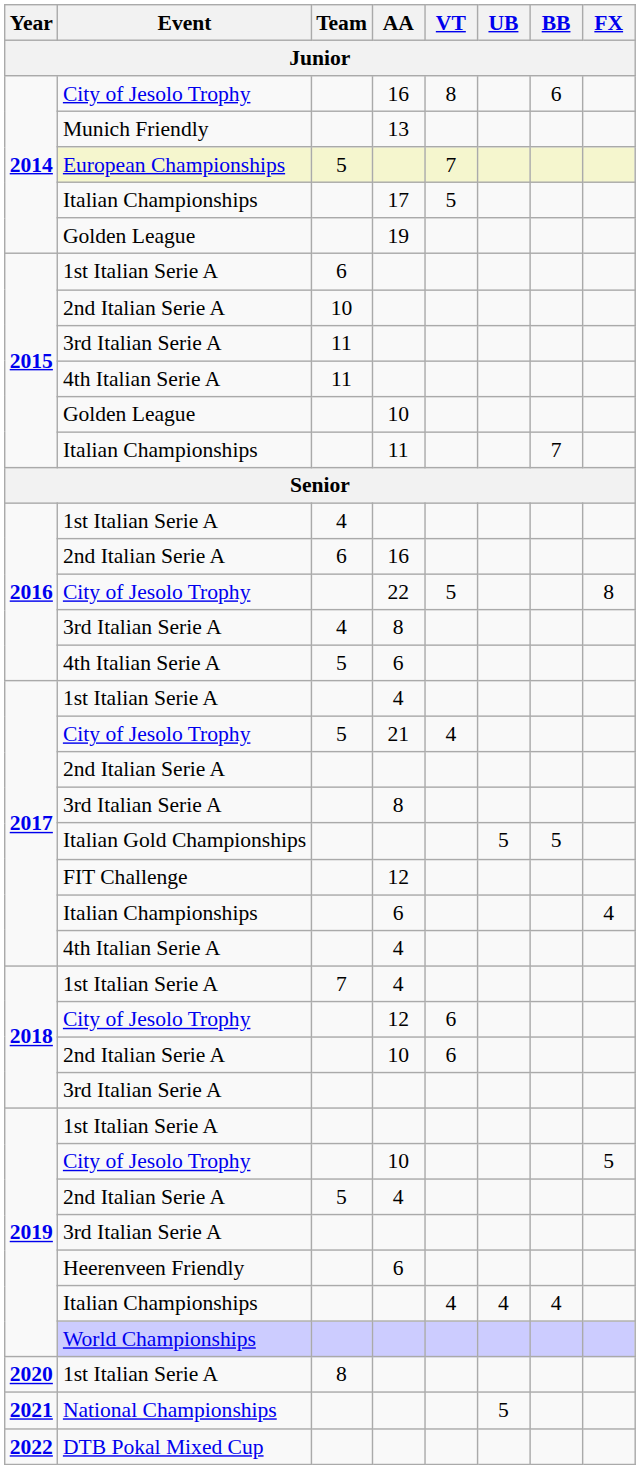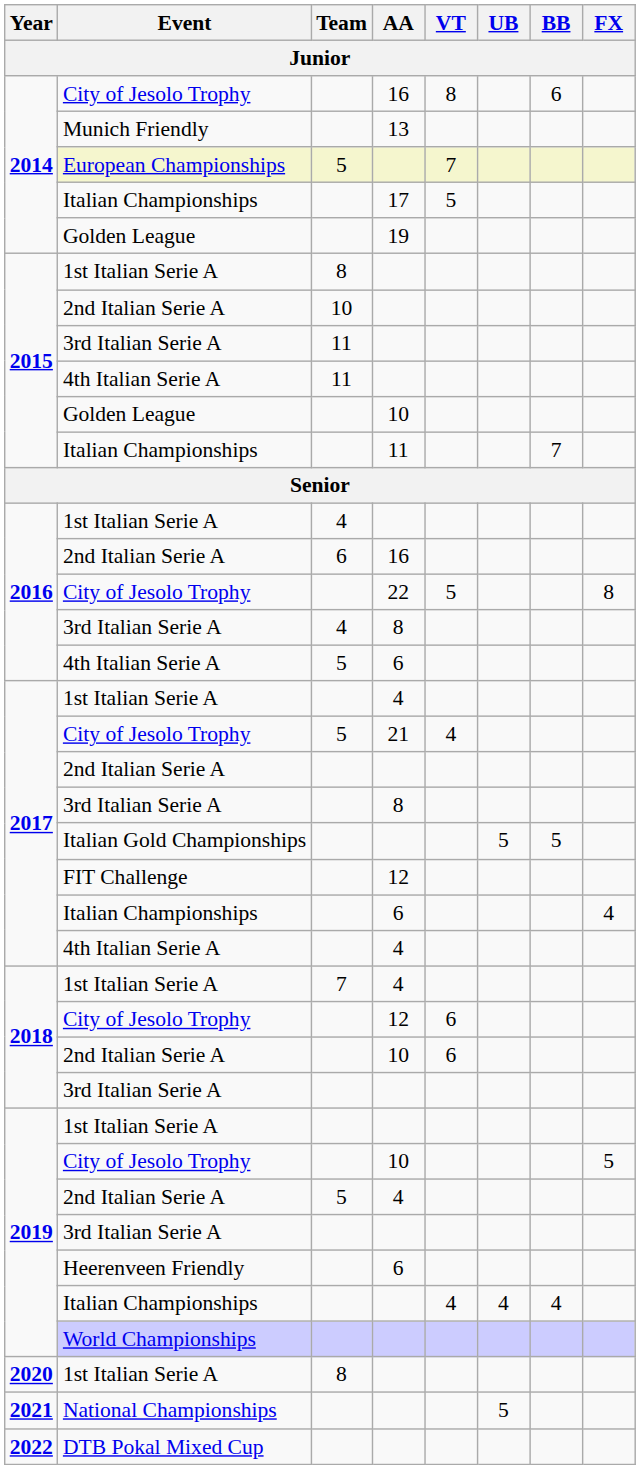(341, 271) 6 -> (341, 271) 8
